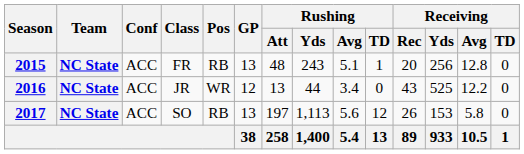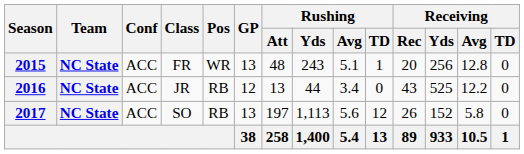(218, 64) RB -> (218, 64) WR
(218, 88) WR -> (218, 88) RB
(441, 112) 153 -> (441, 112) 152
